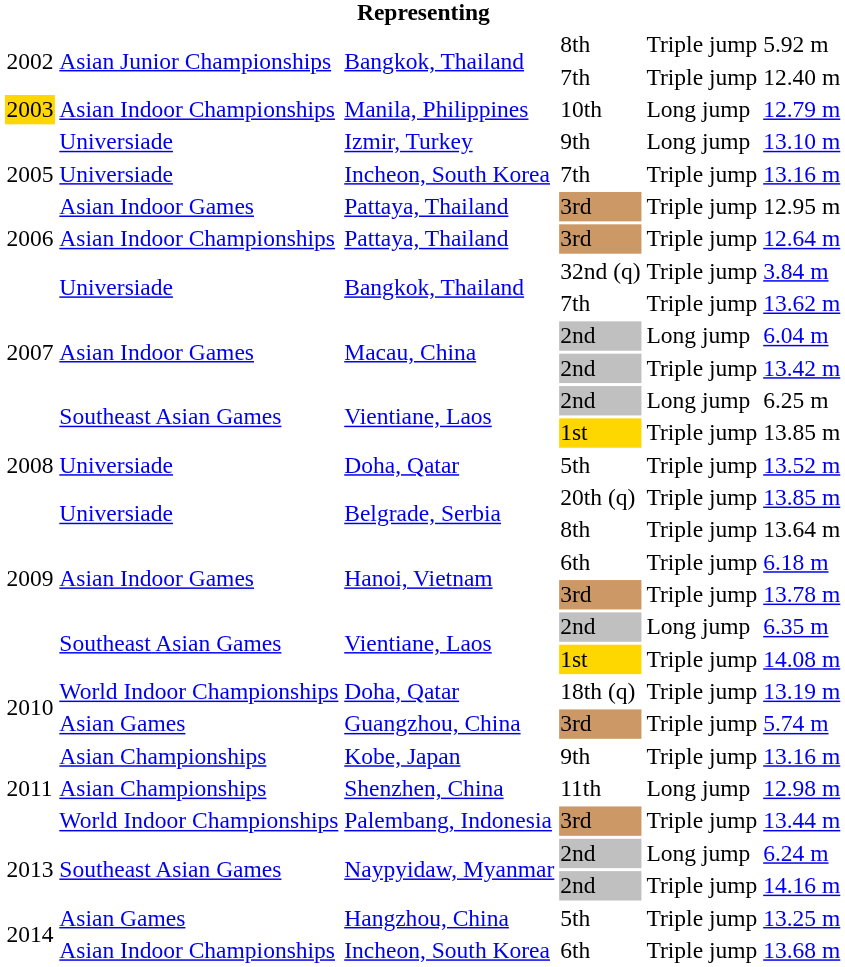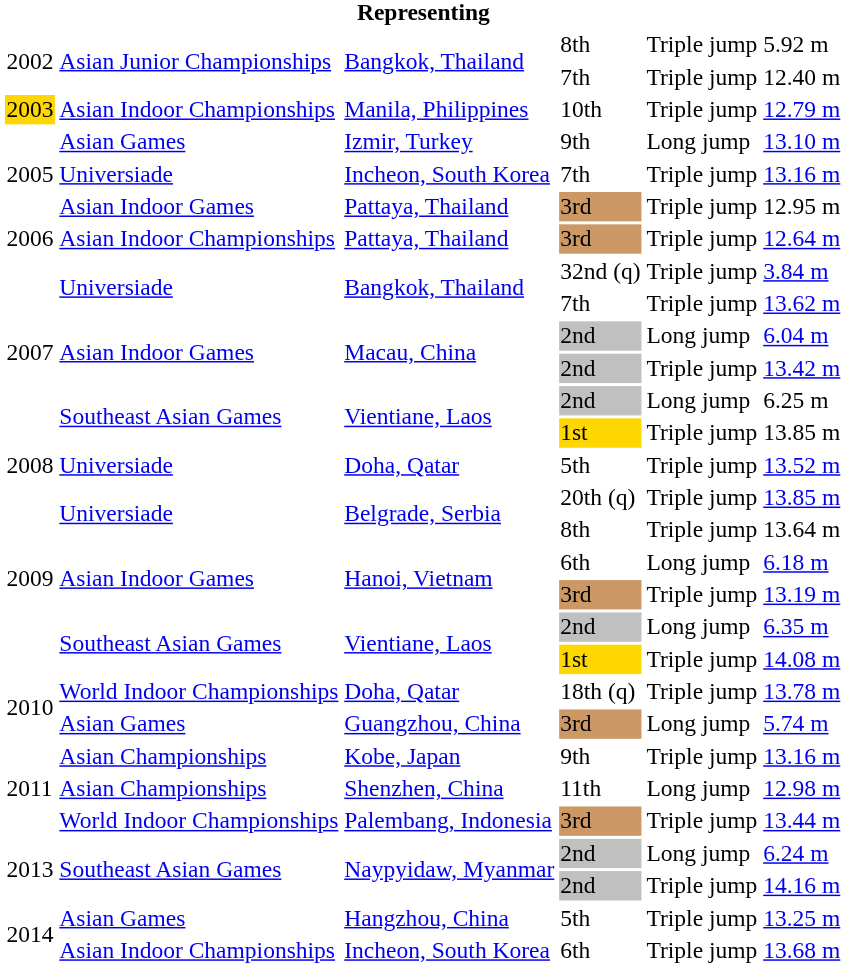(698, 109) Long jump -> (702, 109) Triple jump
(116, 141) Universiade -> (122, 141) Asian Games
(702, 562) Triple jump -> (698, 562) Long jump
(802, 594) 13.78 m -> (802, 594) 13.19 m
(802, 691) 13.19 m -> (802, 691) 13.78 m
(702, 723) Triple jump -> (698, 723) Long jump
